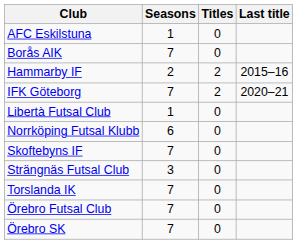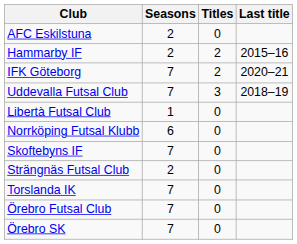(170, 33) 1 -> (170, 33) 2
- row: (35, 53)
+ row: (67, 92)
(170, 170) 3 -> (170, 170) 2
